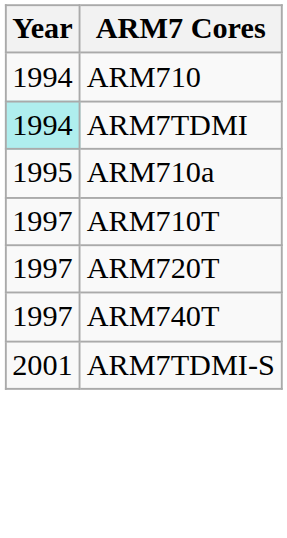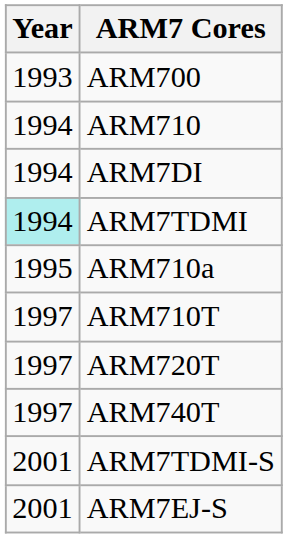+ row: (144, 76)
+ row: (145, 172)
+ row: (157, 508)
